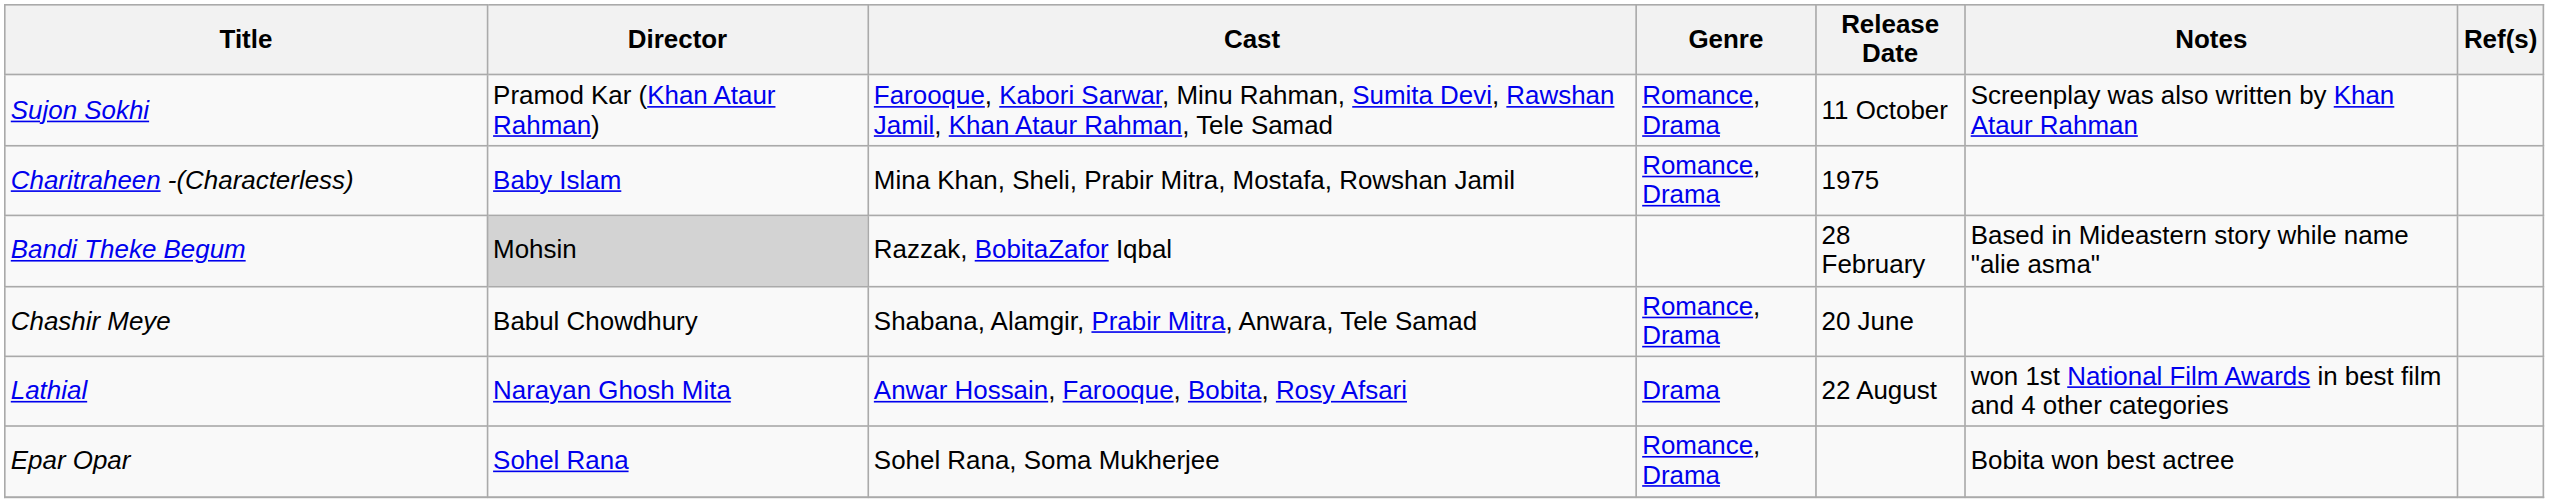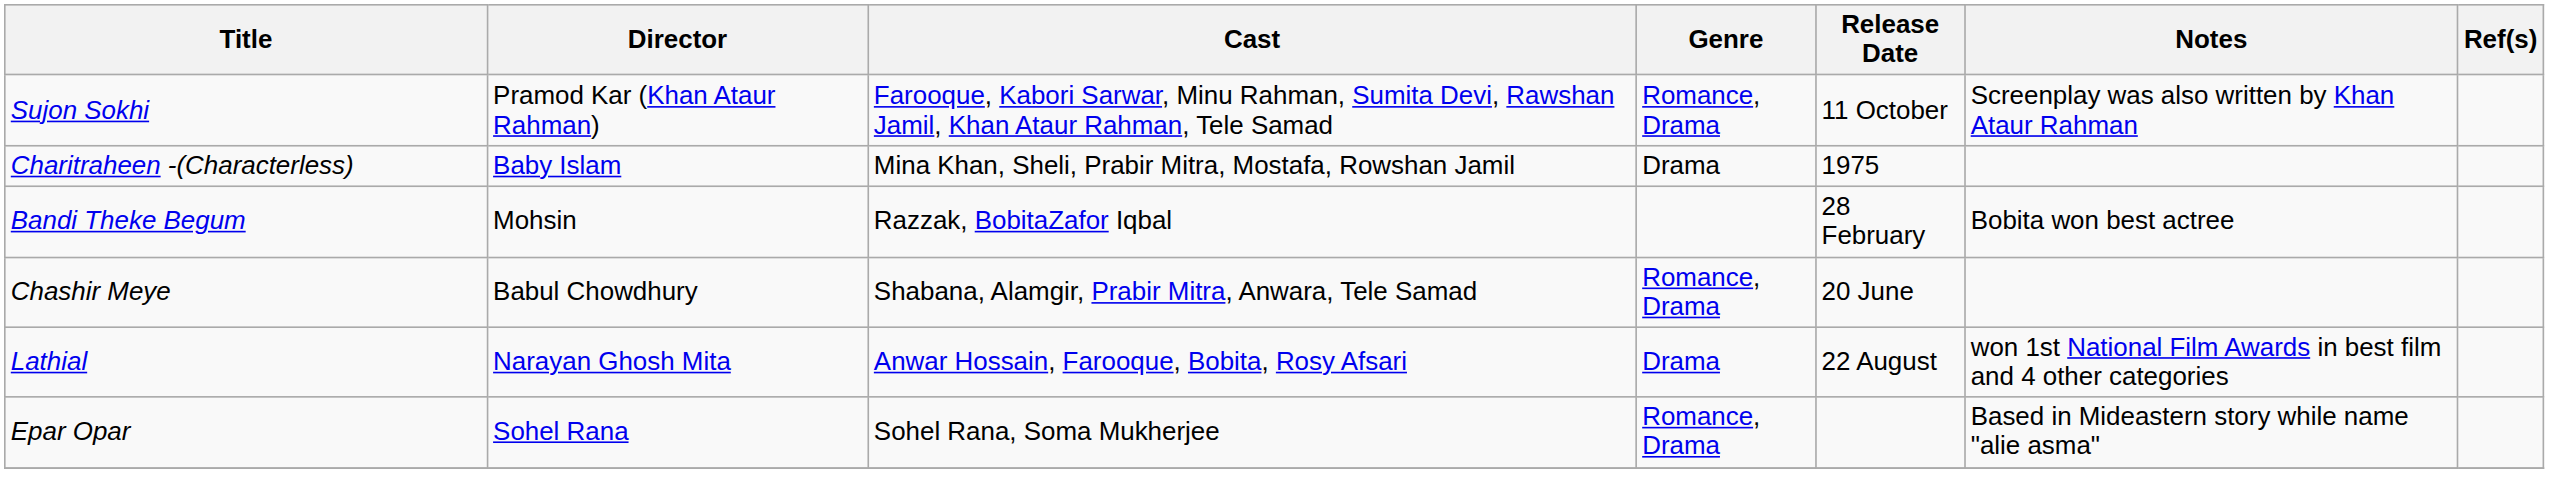(1701, 180) Romance, Drama -> (1681, 165) Drama
(535, 250) lightgrey background -> (535, 221) no background
(2190, 250) Based in Mideastern story while name "alie asma" -> (2103, 221) Bobita won best actree
(2103, 461) Bobita won best actree -> (2190, 432) Based in Mideastern story while name "alie asma"
